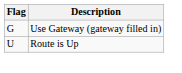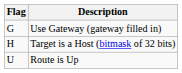+ row: (103, 44)
